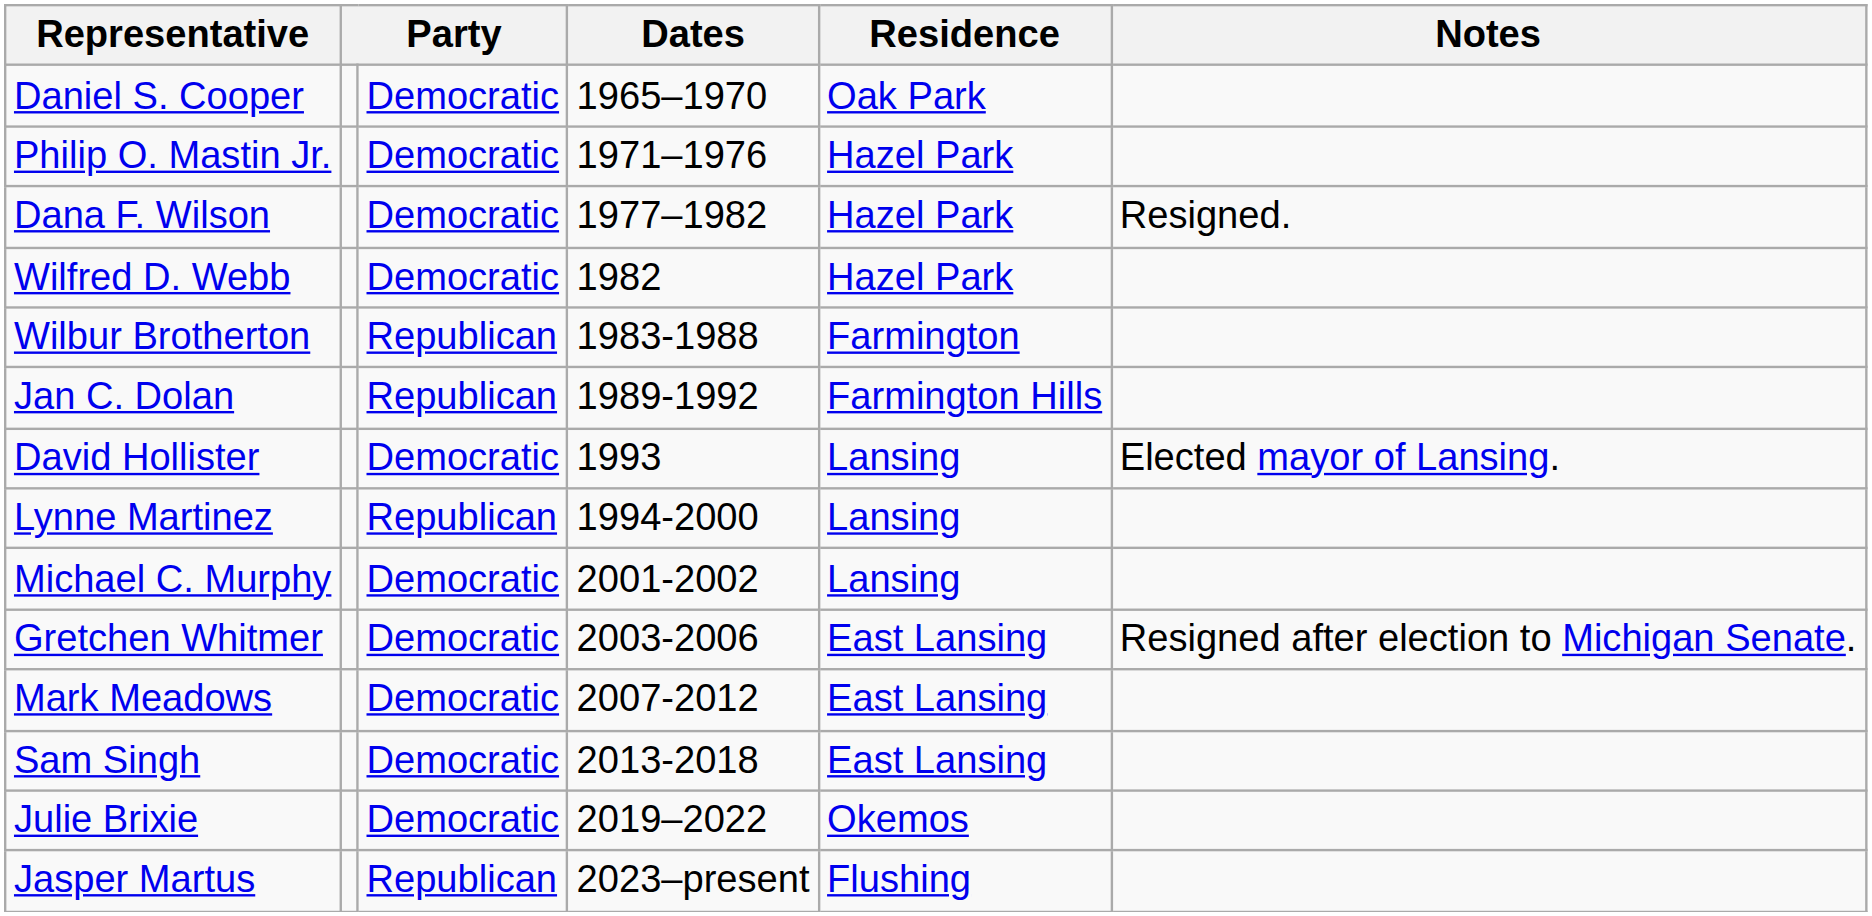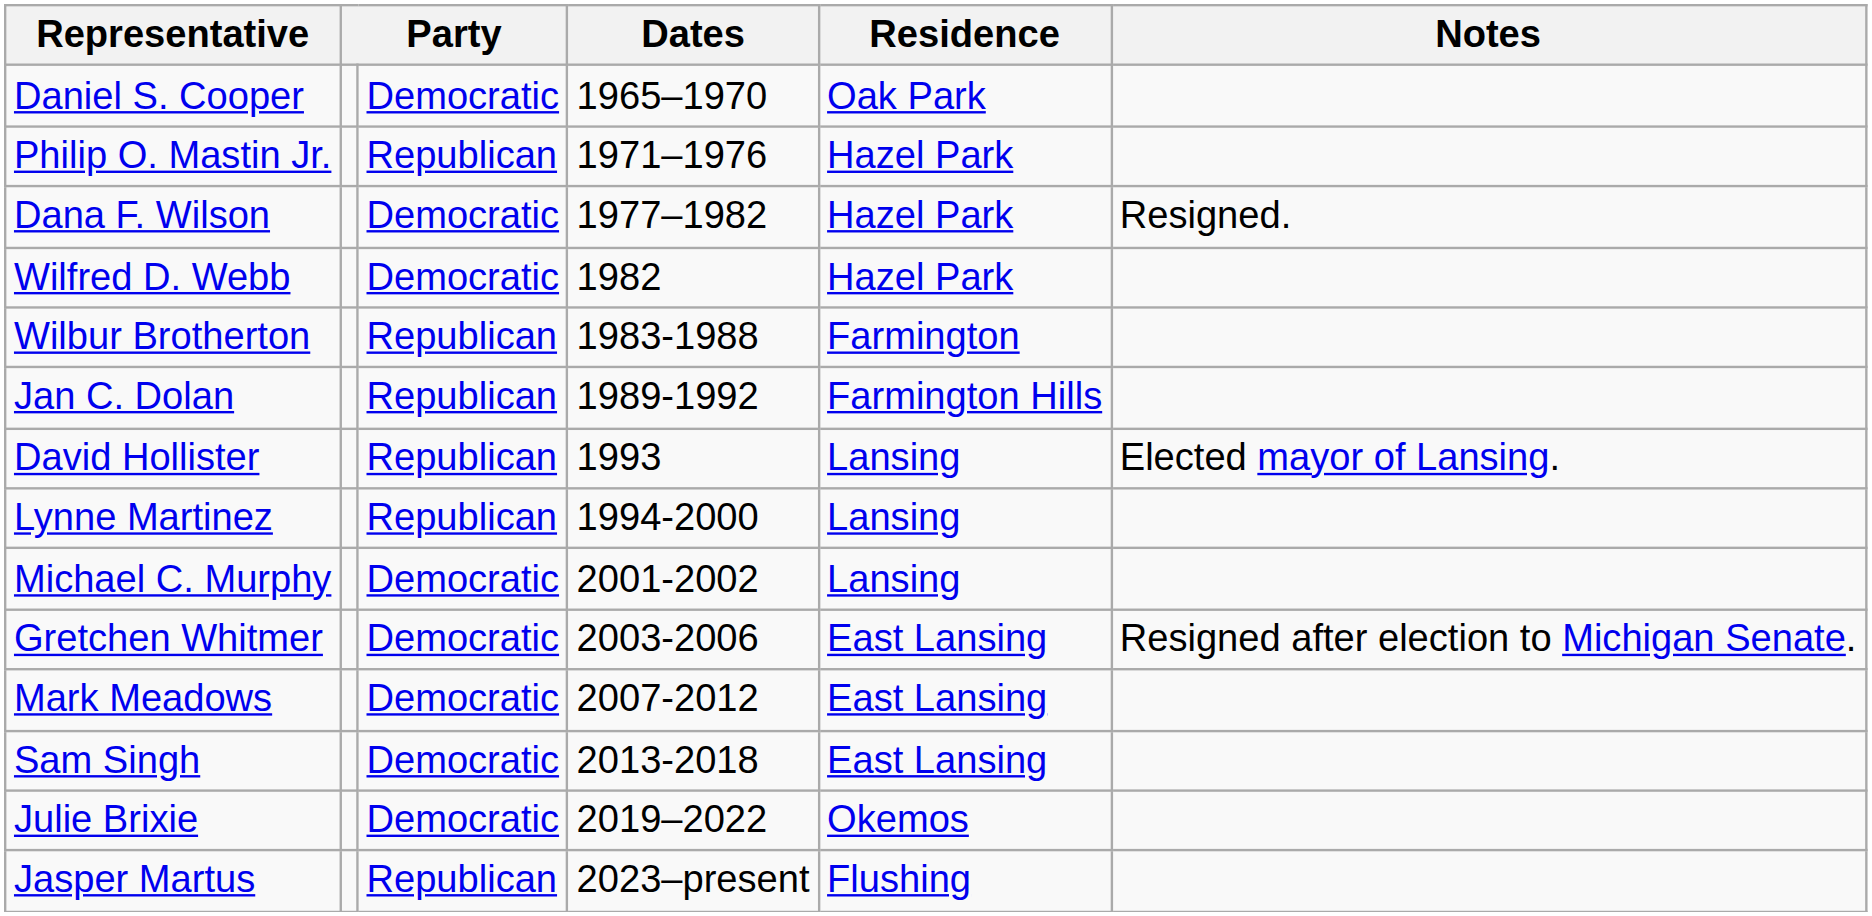(463, 155) Democratic -> (462, 155) Republican
(463, 457) Democratic -> (462, 457) Republican
